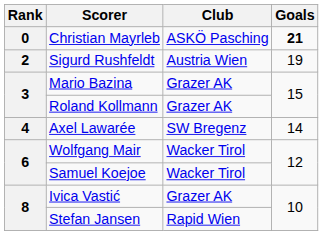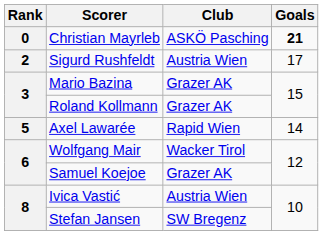(295, 60) 19 -> (295, 60) 17
(25, 128) 4 -> (25, 128) 5
(206, 128) SW Bregenz -> (203, 128) Rapid Wien
(206, 173) Wacker Tirol -> (199, 173) Grazer AK
(199, 196) Grazer AK -> (207, 196) Austria Wien
(203, 219) Rapid Wien -> (206, 219) SW Bregenz
